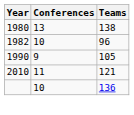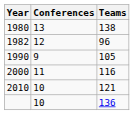(39, 42) 10 -> (39, 42) 12
+ row: (18, 72)
(39, 72) 11 -> (39, 87) 10
